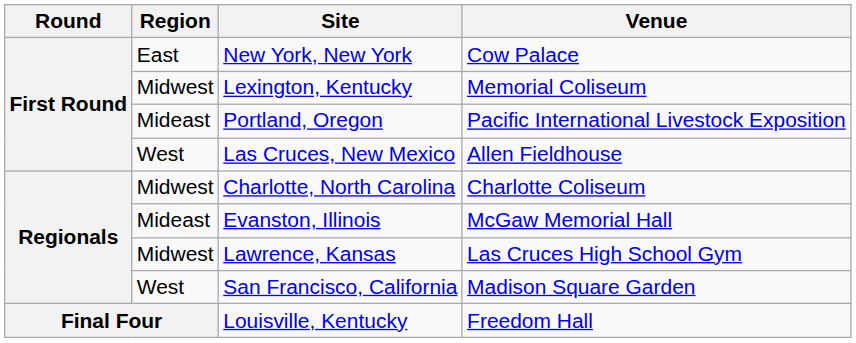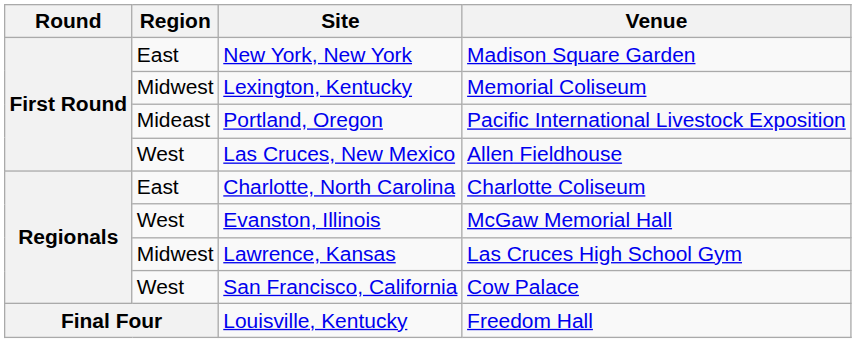(523, 54) Cow Palace -> (581, 54) Madison Square Garden
(175, 187) Midwest -> (158, 187) East
(173, 220) Mideast -> (160, 220) West
(581, 287) Madison Square Garden -> (523, 287) Cow Palace
